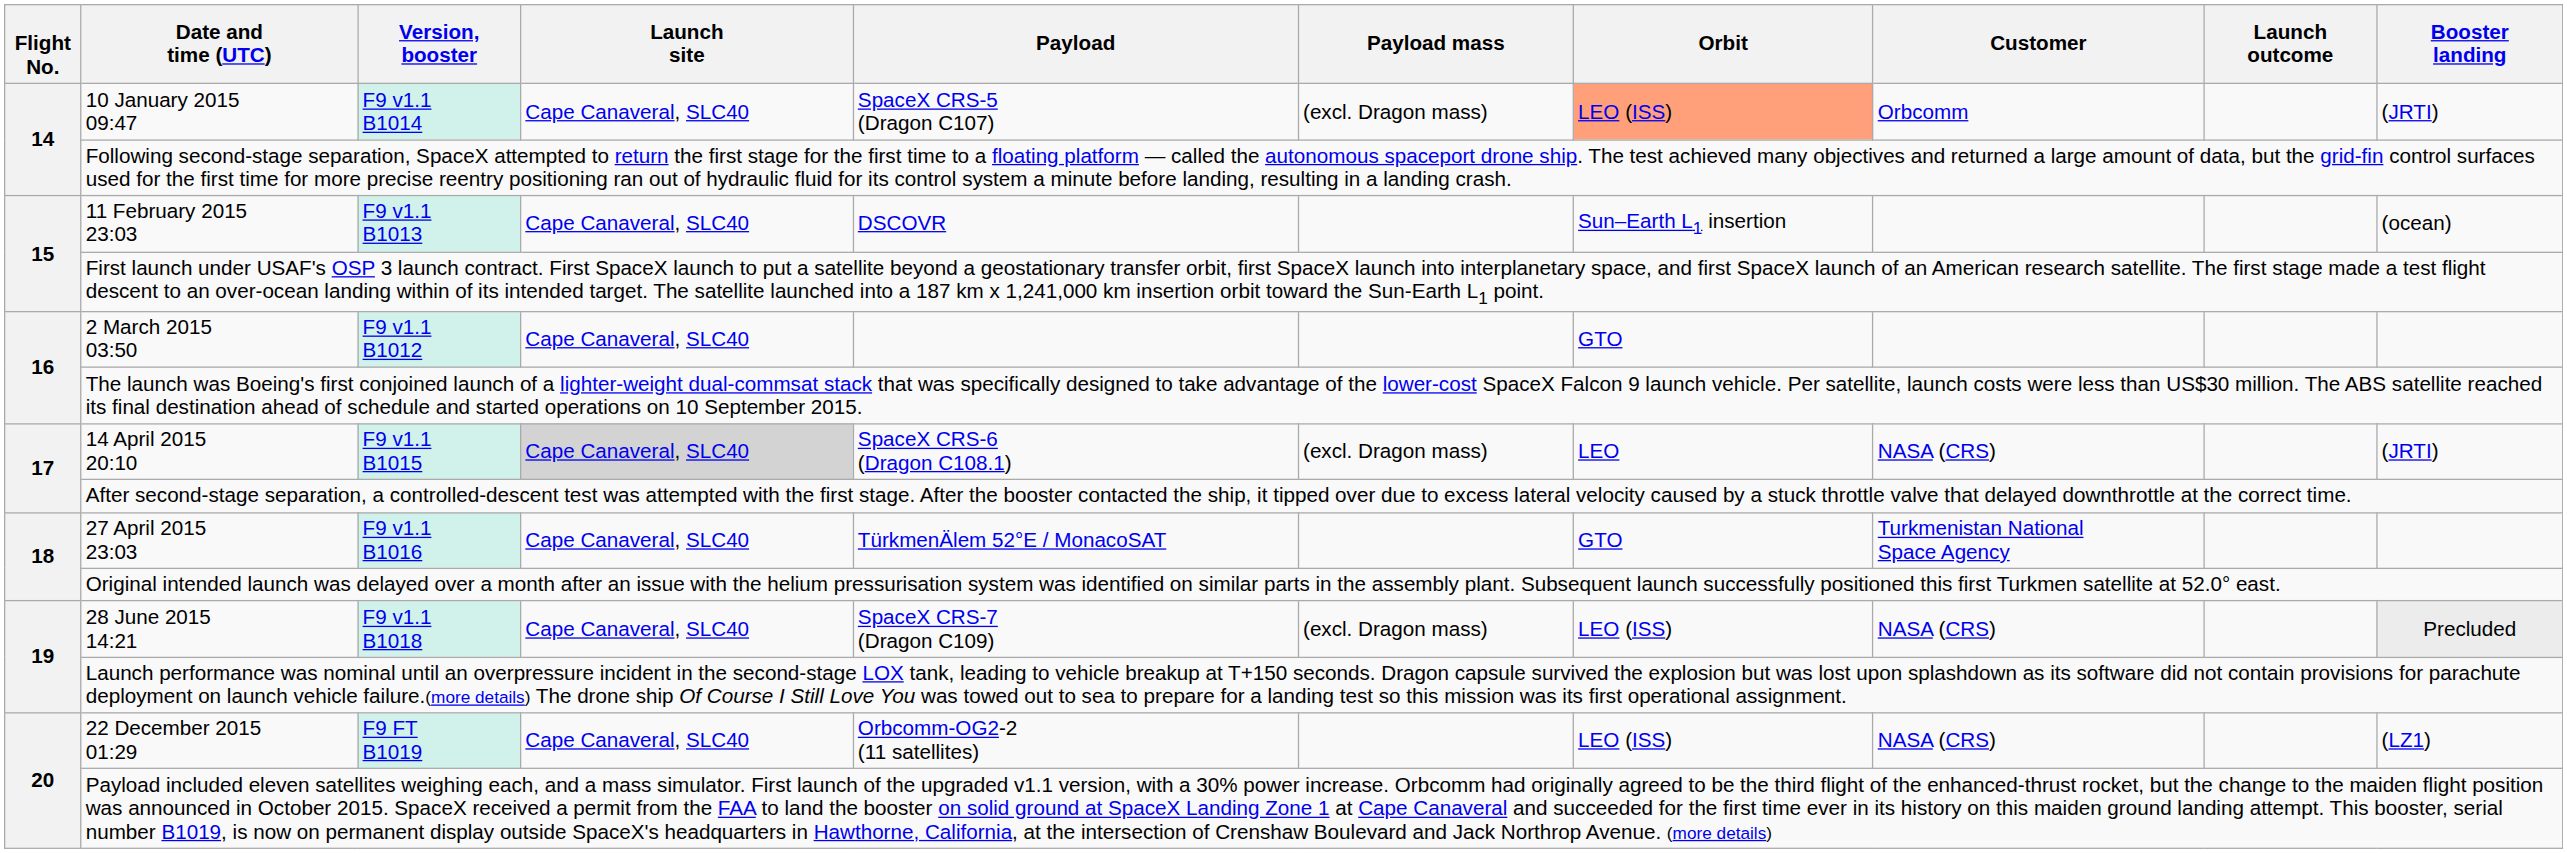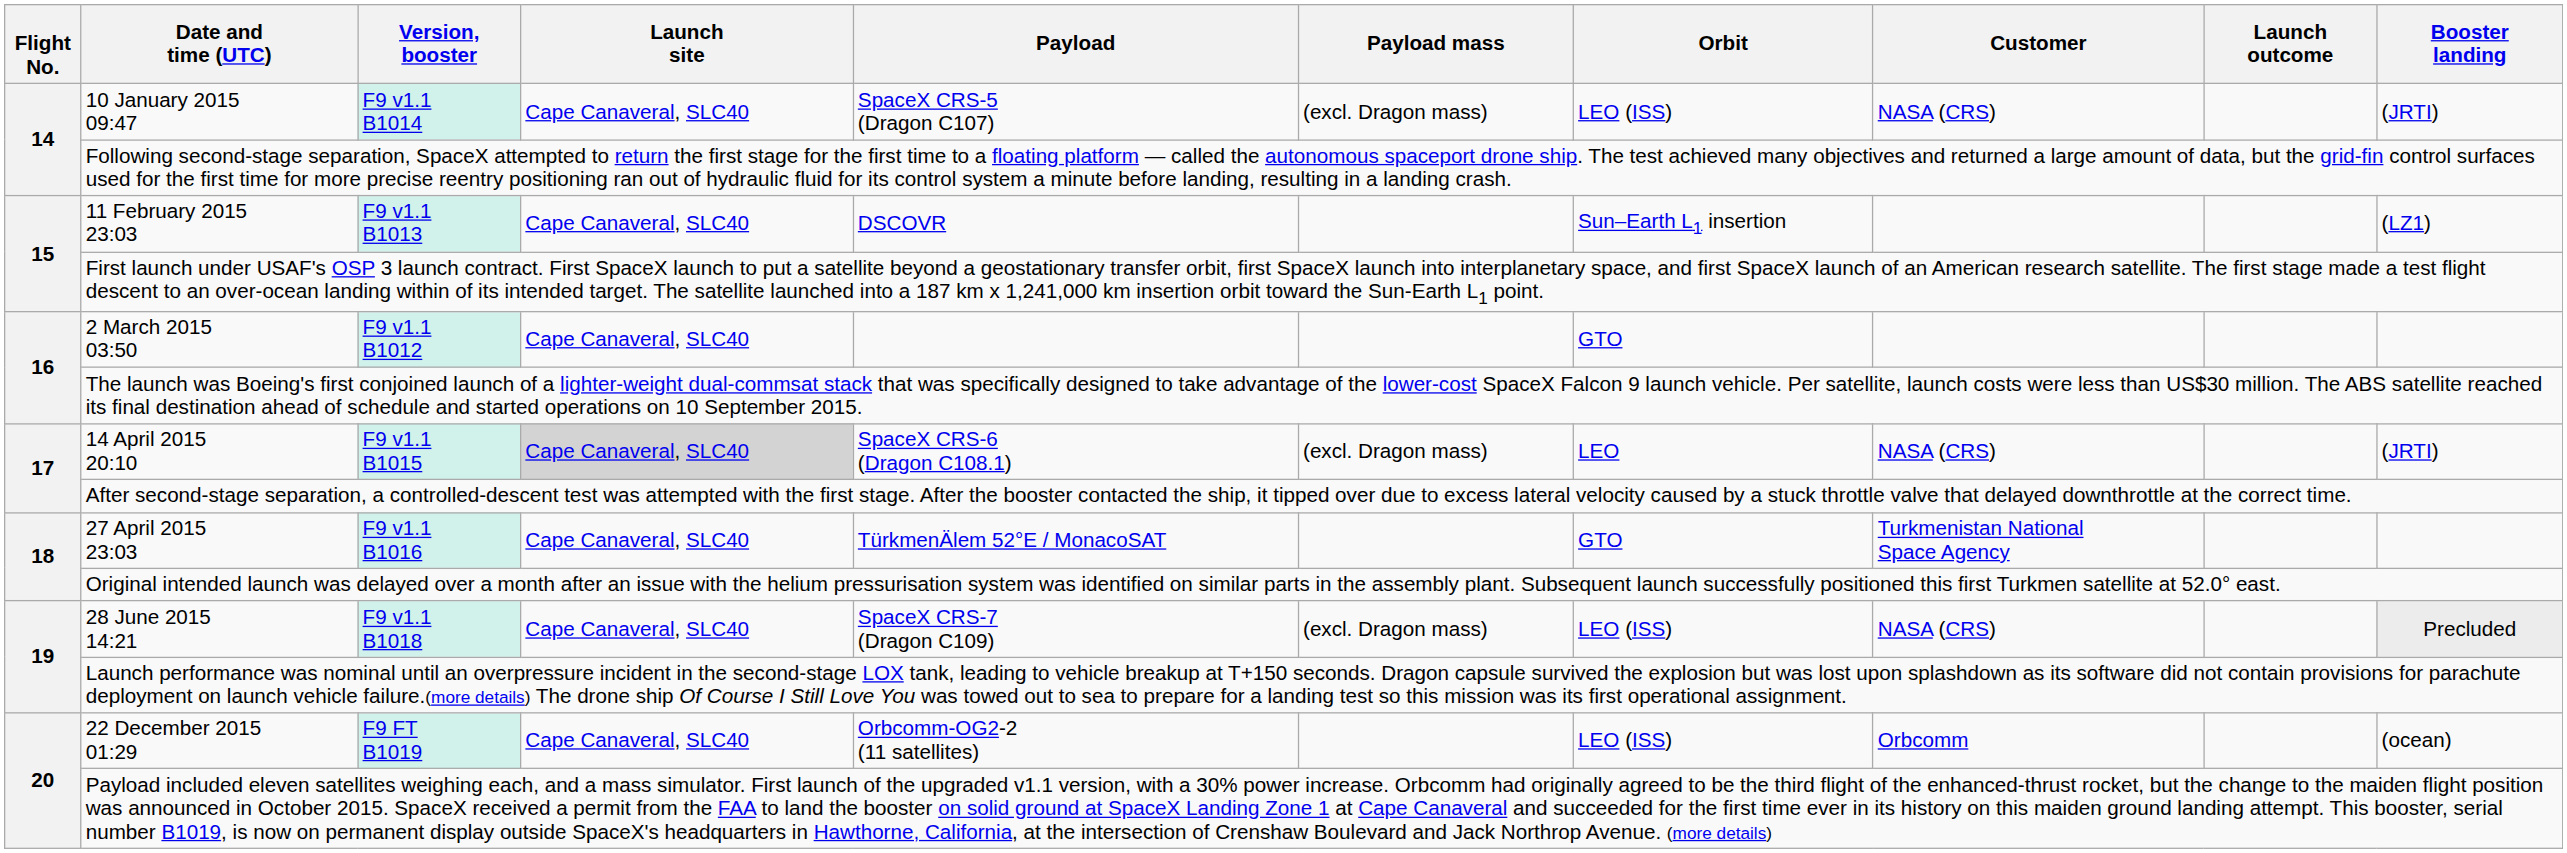(1625, 111) lightsalmon background -> (1625, 111) no background
(1923, 111) Orbcomm -> (1937, 111) NASA (CRS)
(2417, 223) (ocean) -> (2406, 223) (LZ1)
(1937, 740) NASA (CRS) -> (1923, 740) Orbcomm
(2406, 740) (LZ1) -> (2417, 740) (ocean)
